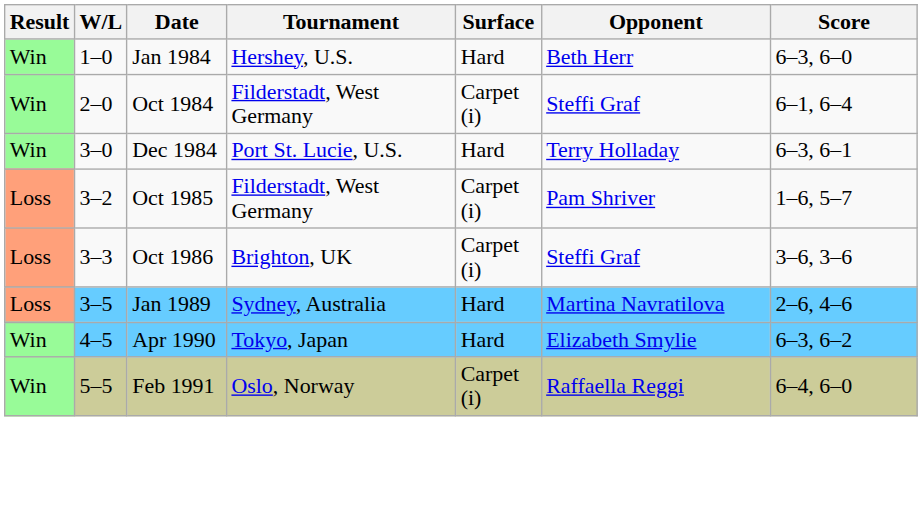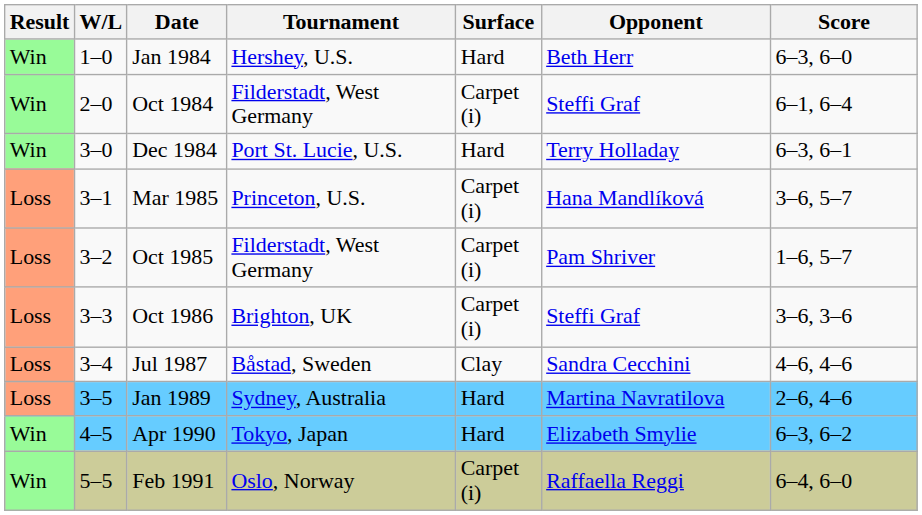+ row: (175, 197)
+ row: (170, 363)
